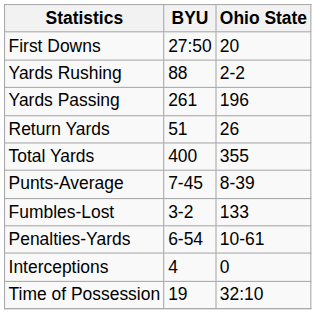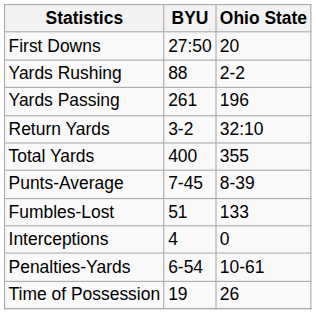(178, 128) 51 -> (181, 128) 3-2
(230, 128) 26 -> (242, 128) 32:10
(181, 211) 3-2 -> (178, 211) 51
rows swapped: (58, 267) <-> (69, 239)
(242, 294) 32:10 -> (230, 294) 26
